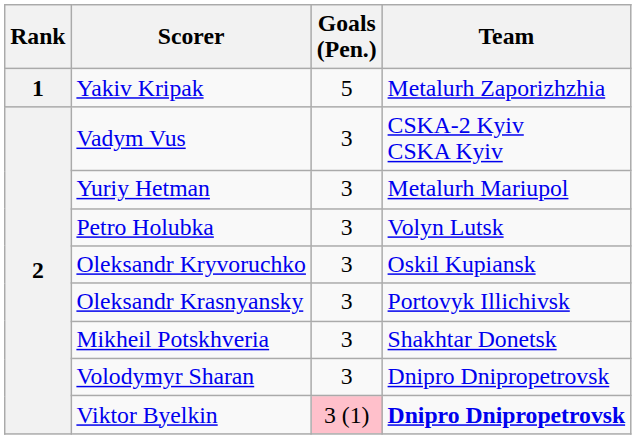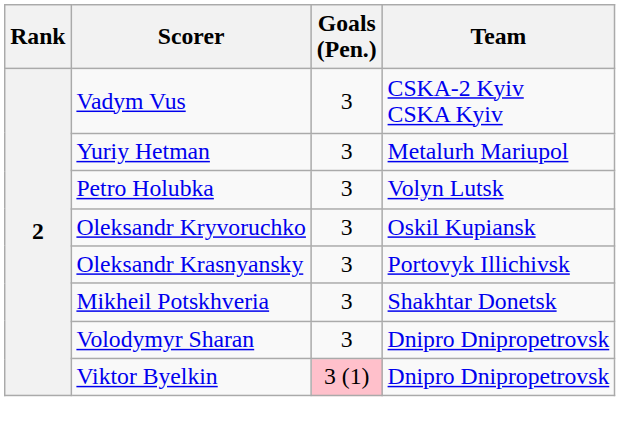- row: (140, 87)
(506, 414) bold -> (498, 376) normal
